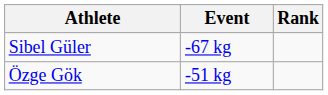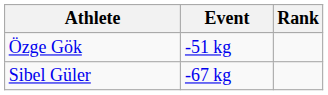rows swapped: (45, 75) <-> (50, 47)
